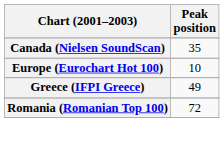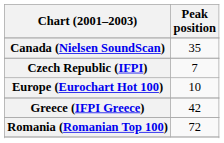+ row: (88, 68)
(195, 87) 49 -> (195, 107) 42
